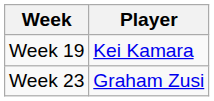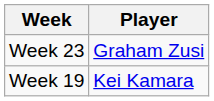rows swapped: (47, 50) <-> (47, 80)
